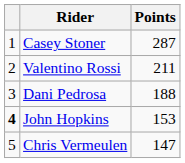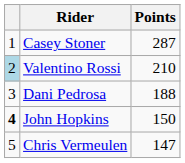(12, 68) no background -> (12, 68) lightblue background
(165, 68) 211 -> (164, 68) 210
(164, 119) 153 -> (164, 119) 150
